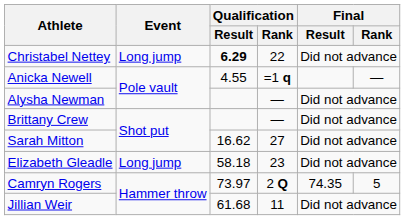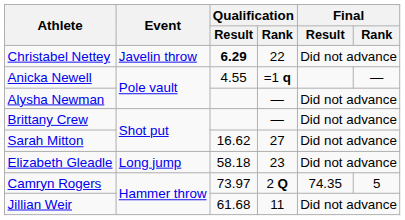(150, 57) Long jump -> (158, 57) Javelin throw
